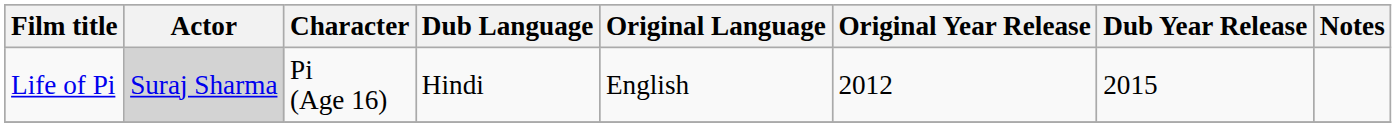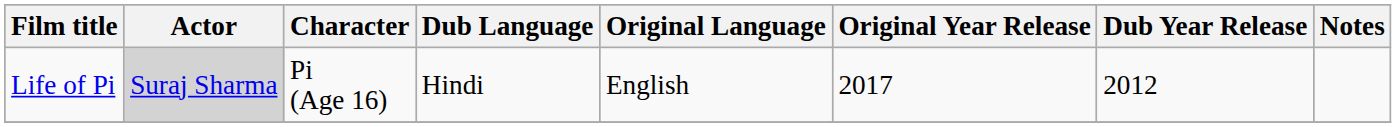(866, 84) 2012 -> (866, 84) 2017
(1130, 84) 2015 -> (1130, 84) 2012
